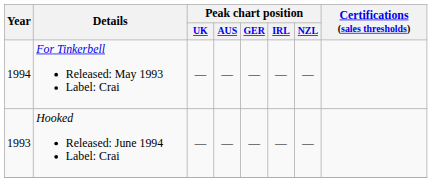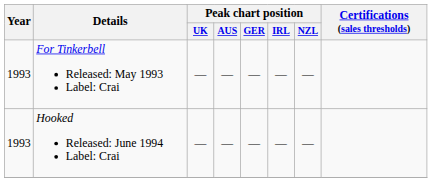(19, 74) 1994 -> (19, 74) 1993
